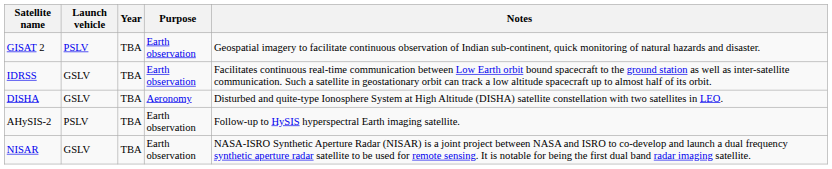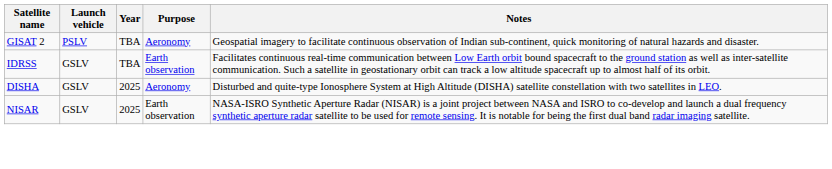(171, 47) Earth observation -> (168, 41) Aeronomy
(131, 98) TBA -> (130, 86) 2025
- row: (29, 121)
(131, 150) TBA -> (130, 109) 2025
